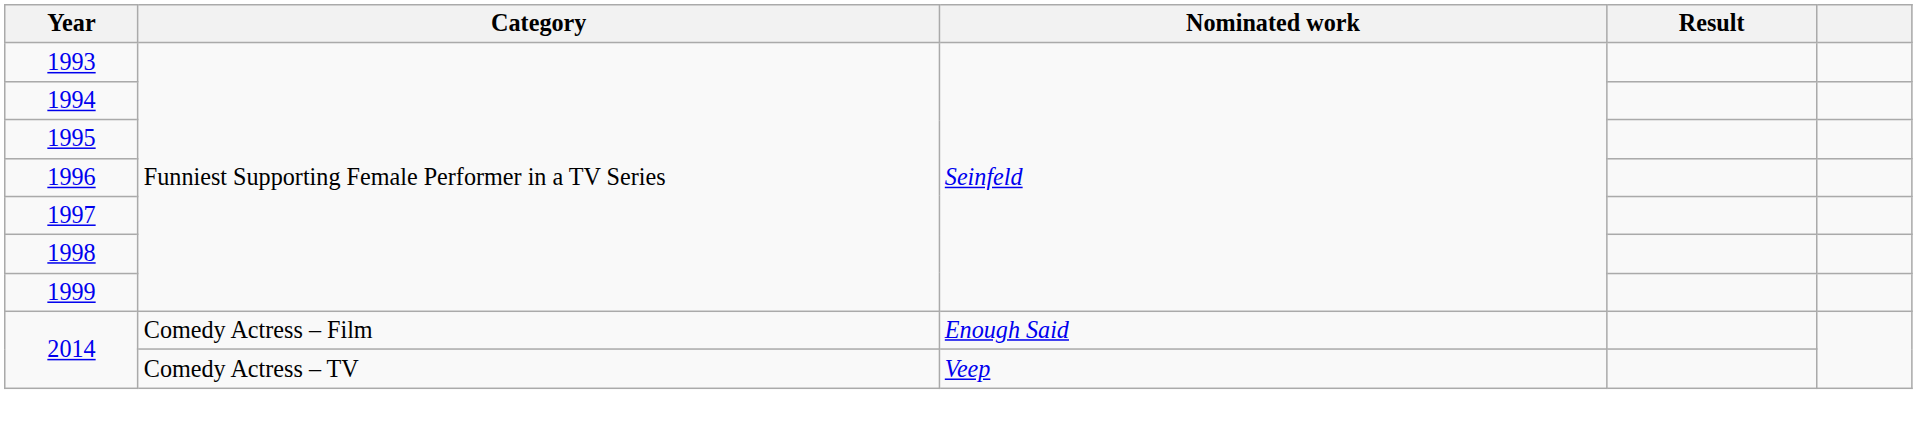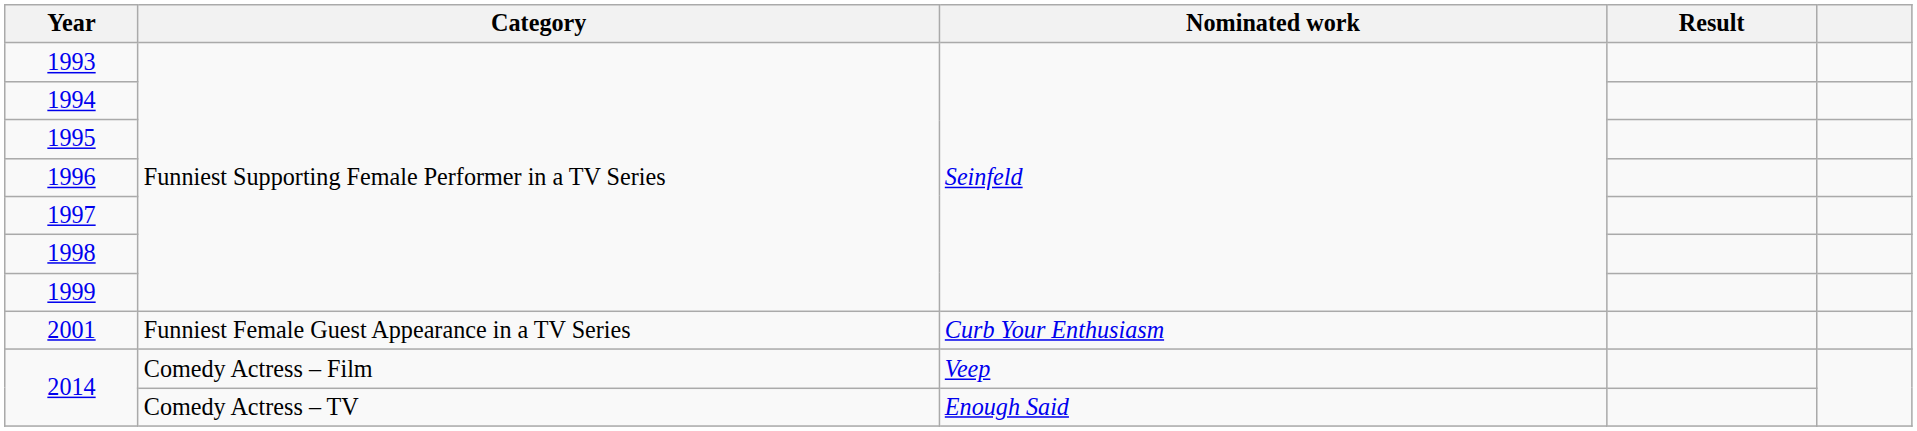+ row: (72, 330)
(1007, 330) Enough Said -> (968, 368) Veep
(968, 368) Veep -> (1007, 406) Enough Said
